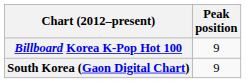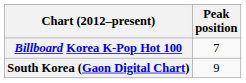(216, 48) 9 -> (216, 48) 7
